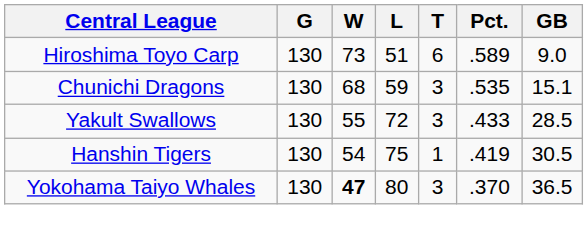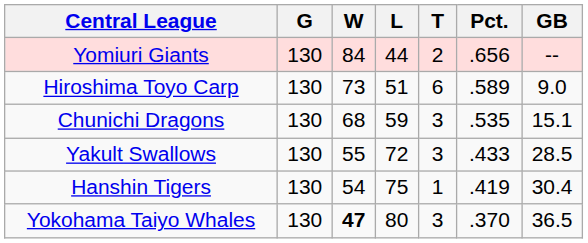+ row: (141, 54)
(552, 154) 30.5 -> (552, 187) 30.4
